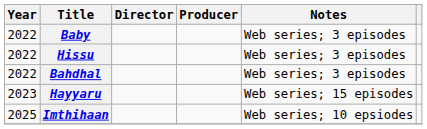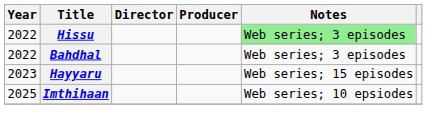- row: (76, 34)
(325, 54) no background -> (325, 34) lightgreen background
